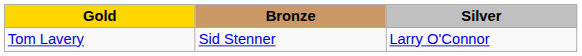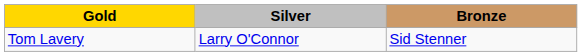columns swapped: (481, 16) <-> (291, 16)
